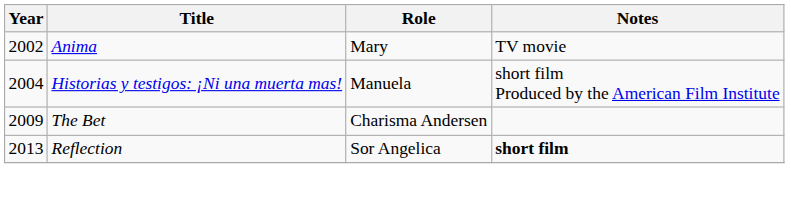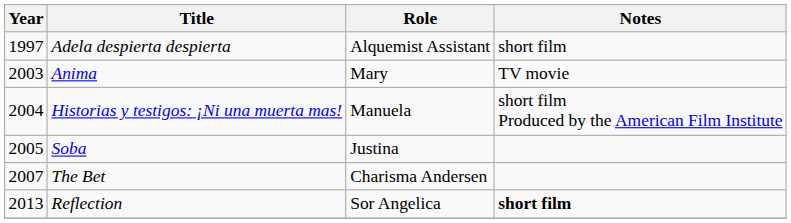+ row: (141, 45)
(26, 45) 2002 -> (26, 73) 2003
+ row: (69, 148)
(26, 120) 2009 -> (26, 176) 2007
